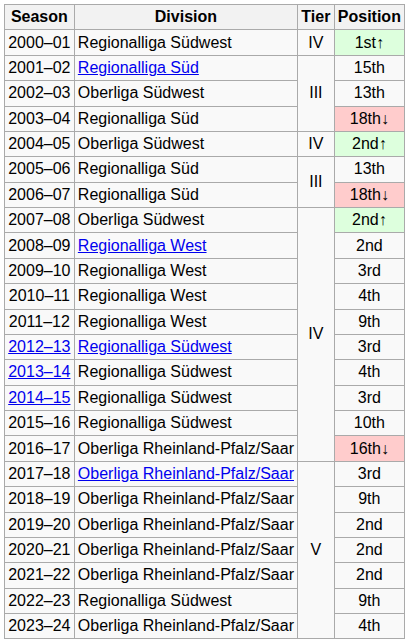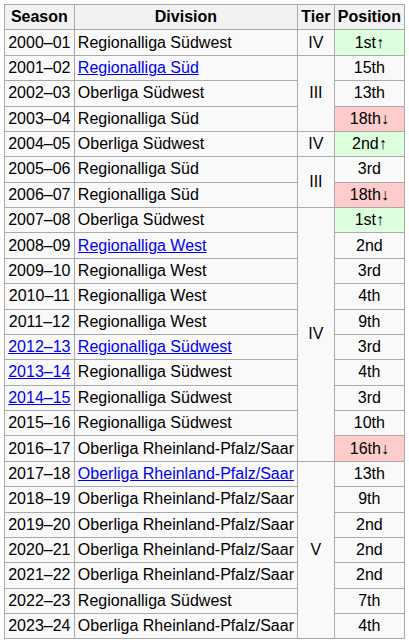(369, 169) 13th -> (369, 169) 3rd
(369, 220) 2nd↑ -> (369, 220) 1st↑
(369, 473) 3rd -> (369, 473) 13th
(369, 600) 9th -> (369, 600) 7th
